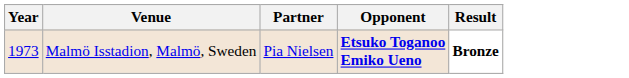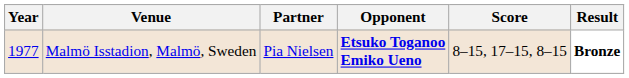+ column: (510, 17)
(23, 51) 1973 -> (23, 51) 1977
